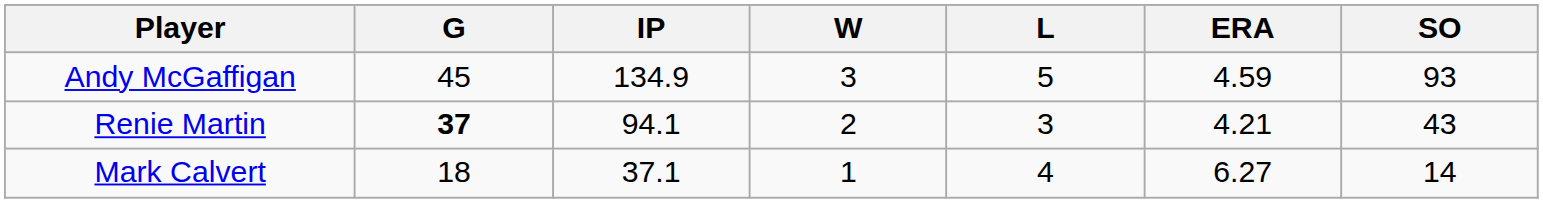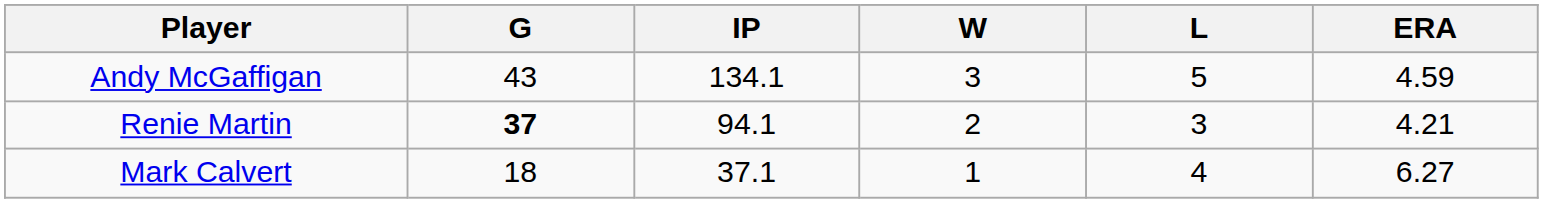- column: (1440, 28)
(454, 76) 45 -> (520, 76) 43
(651, 76) 134.9 -> (747, 76) 134.1
